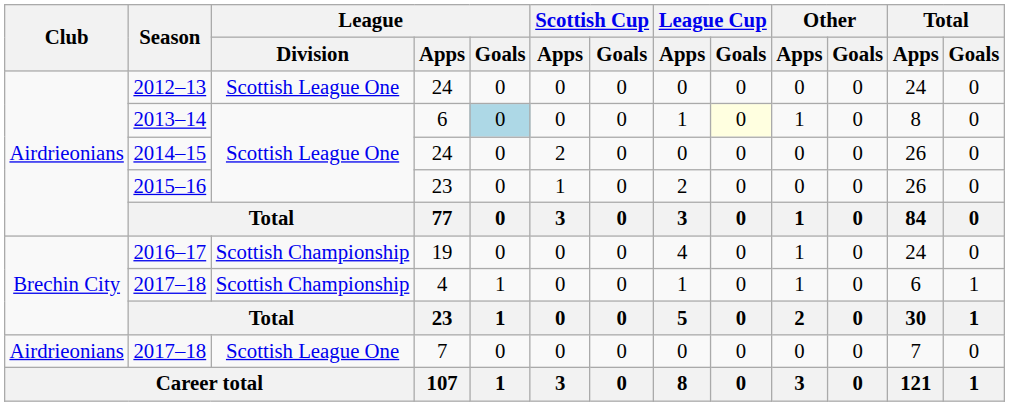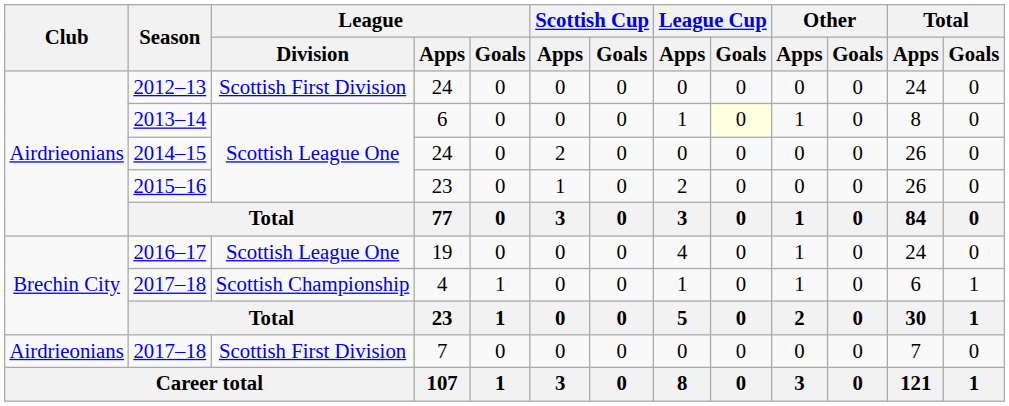(313, 86) Scottish League One -> (313, 86) Scottish First Division
(500, 119) lightblue background -> (500, 119) no background
(313, 251) Scottish Championship -> (313, 251) Scottish League One
(313, 350) Scottish League One -> (313, 350) Scottish First Division
